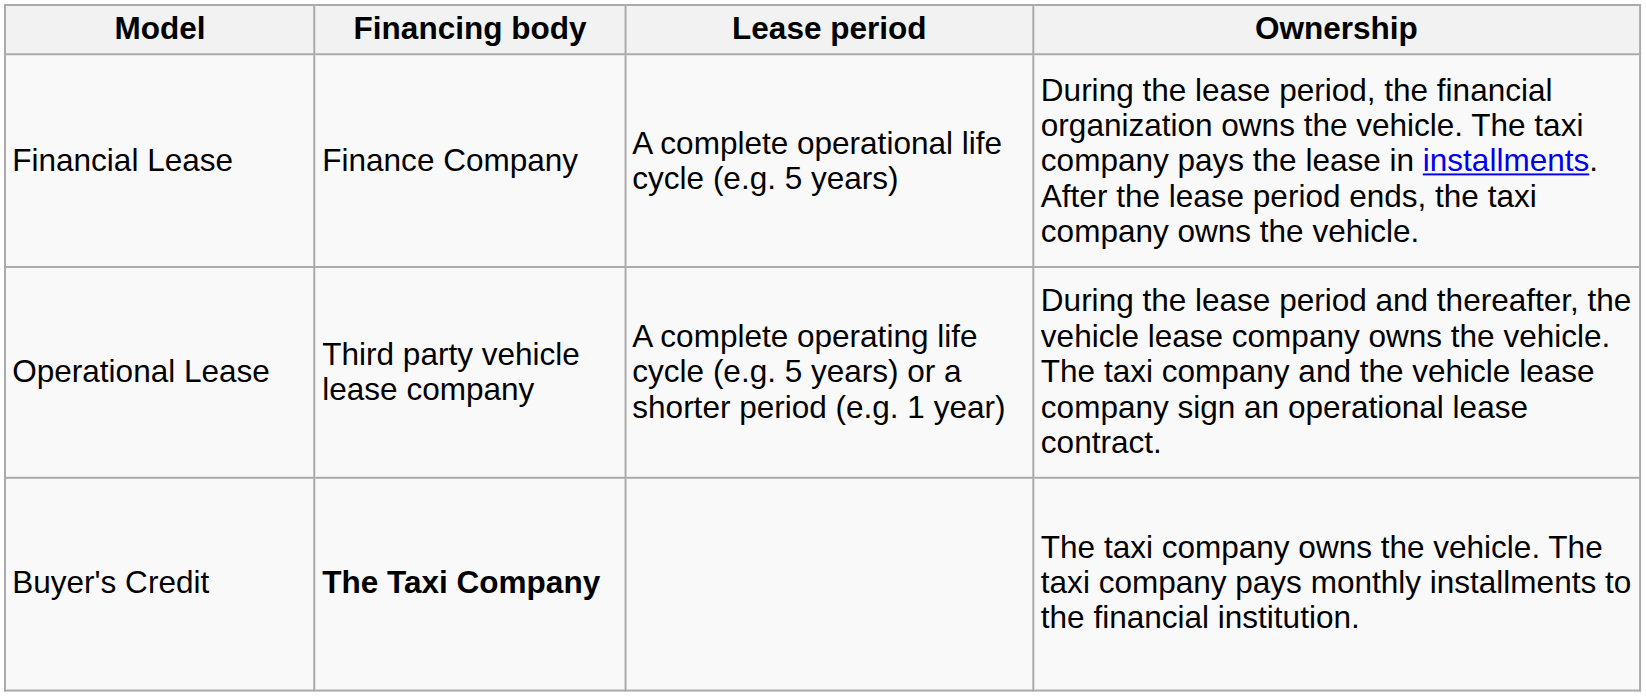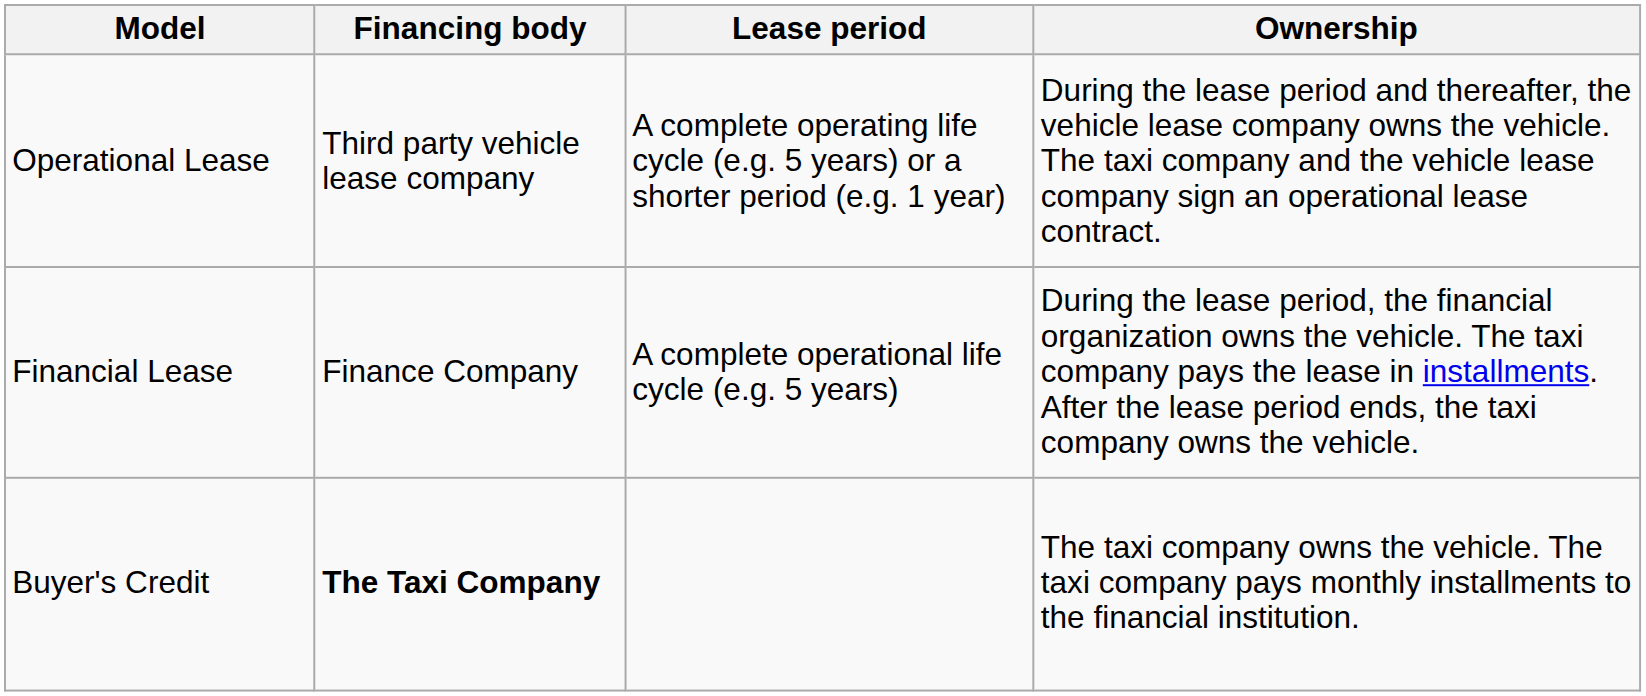rows swapped: (123, 160) <-> (141, 371)
